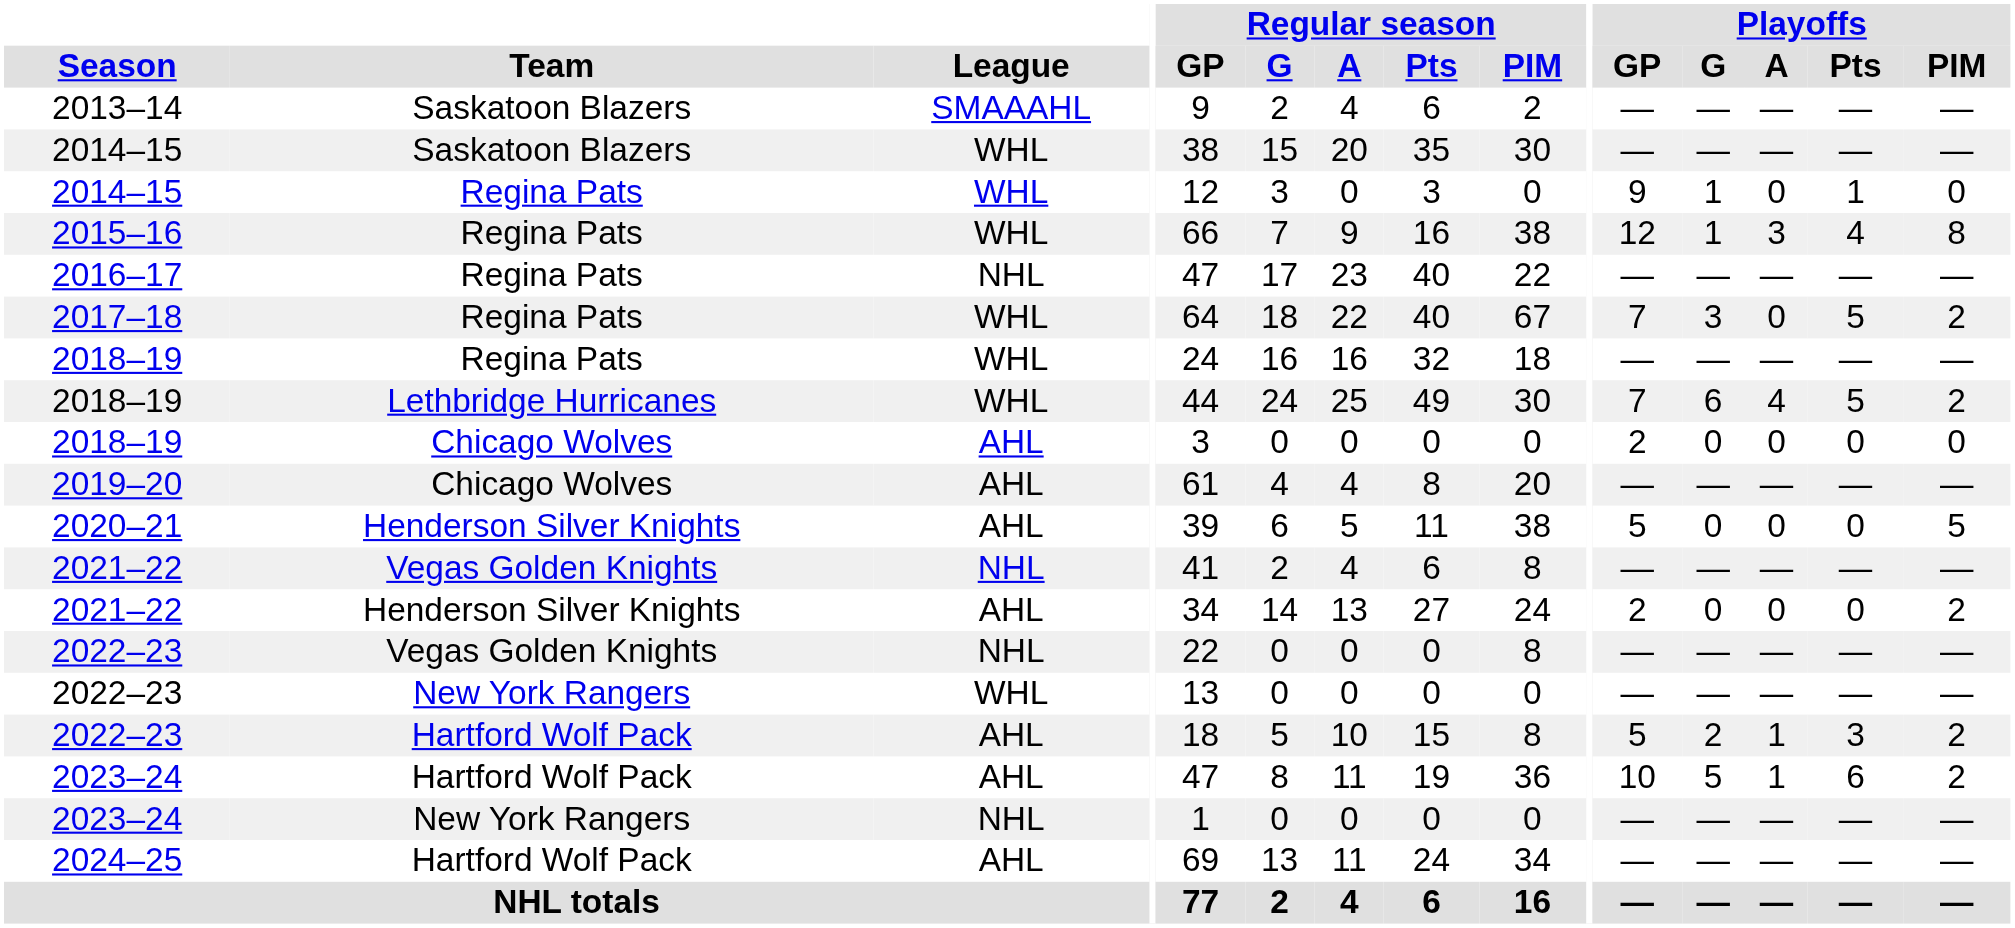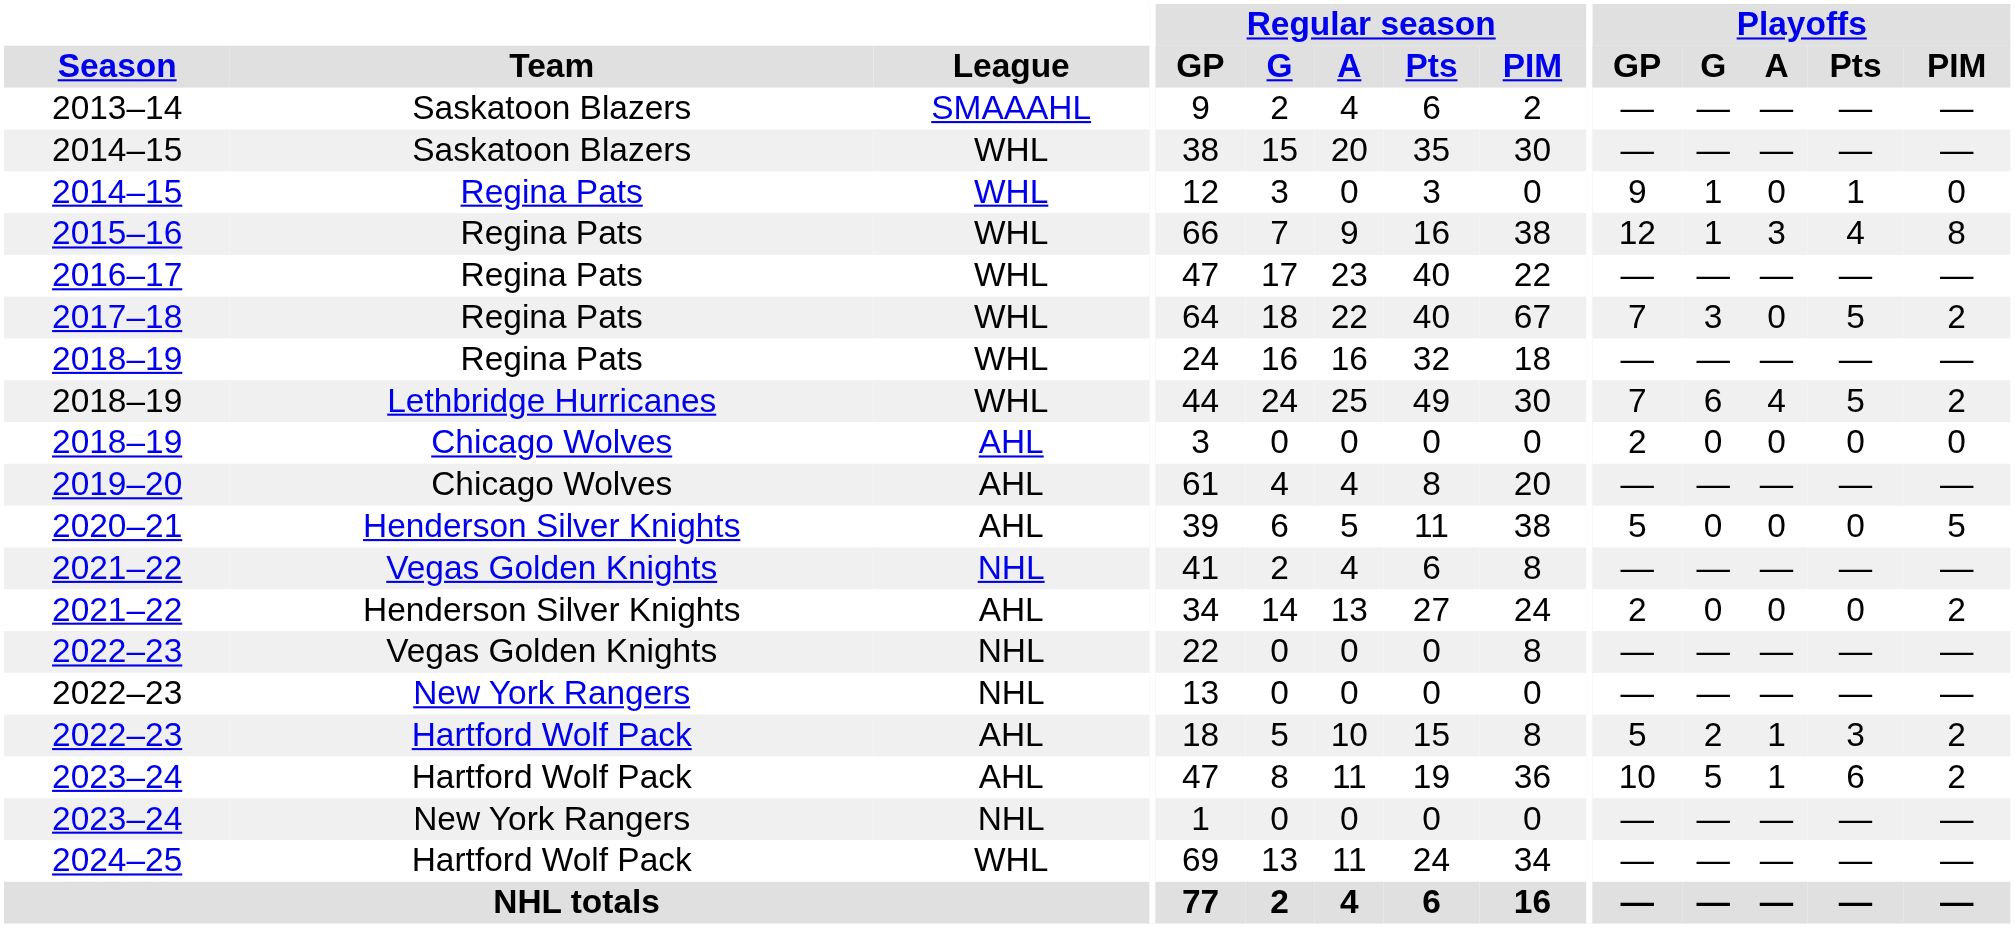(1011, 275) NHL -> (1011, 275) WHL
(1011, 693) WHL -> (1011, 693) NHL
(1011, 860) AHL -> (1011, 860) WHL
